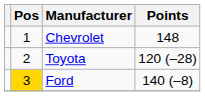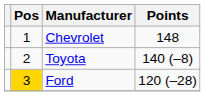(168, 59) 120 (–28) -> (168, 59) 140 (–8)
(168, 80) 140 (–8) -> (168, 80) 120 (–28)
